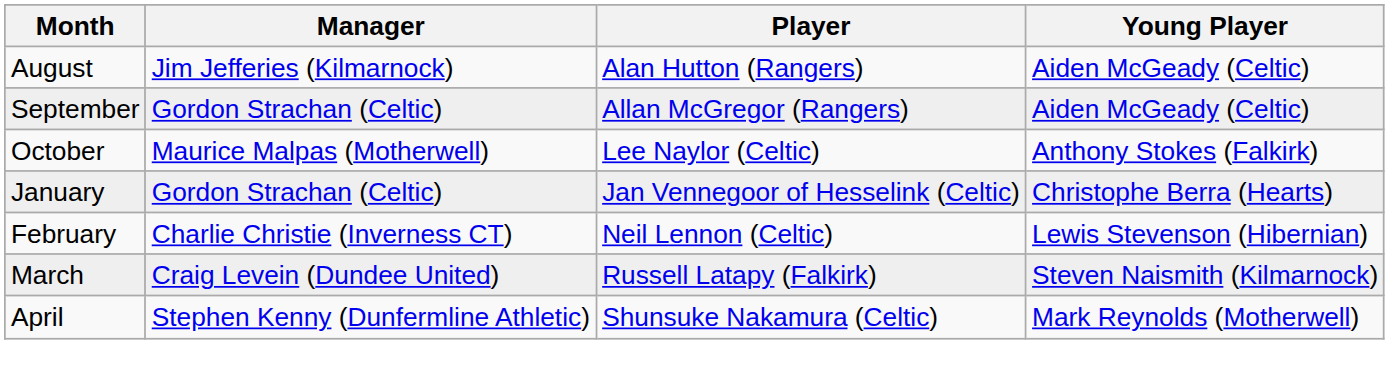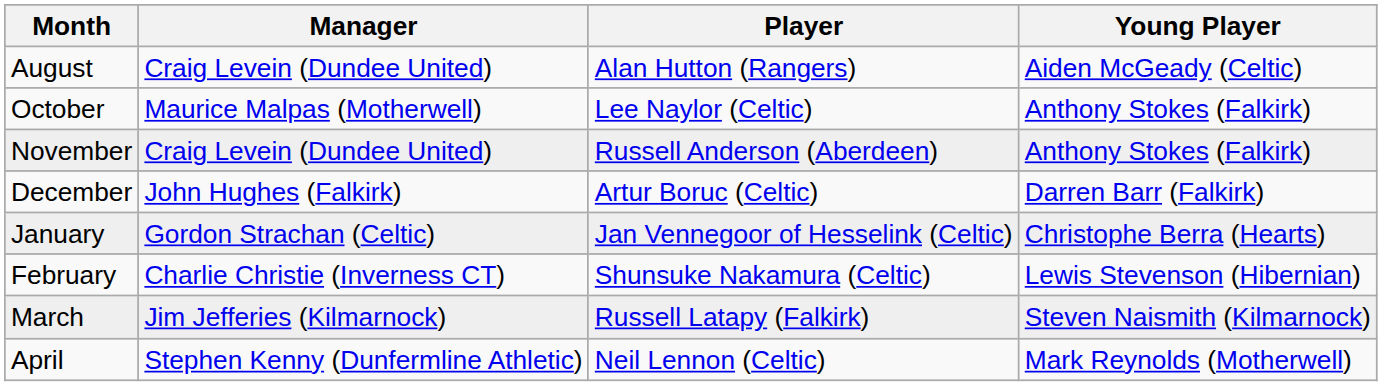(303, 67) Jim Jefferies (Kilmarnock) -> (318, 67) Craig Levein (Dundee United)
- row: (75, 109)
+ row: (72, 151)
+ row: (72, 192)
(718, 234) Neil Lennon (Celtic) -> (763, 276) Shunsuke Nakamura (Celtic)
(326, 276) Craig Levein (Dundee United) -> (295, 317) Jim Jefferies (Kilmarnock)
(770, 317) Shunsuke Nakamura (Celtic) -> (710, 359) Neil Lennon (Celtic)
